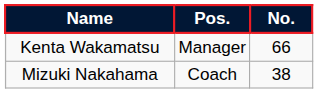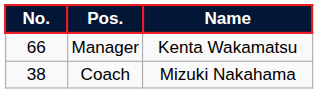columns swapped: (281, 19) <-> (90, 19)
